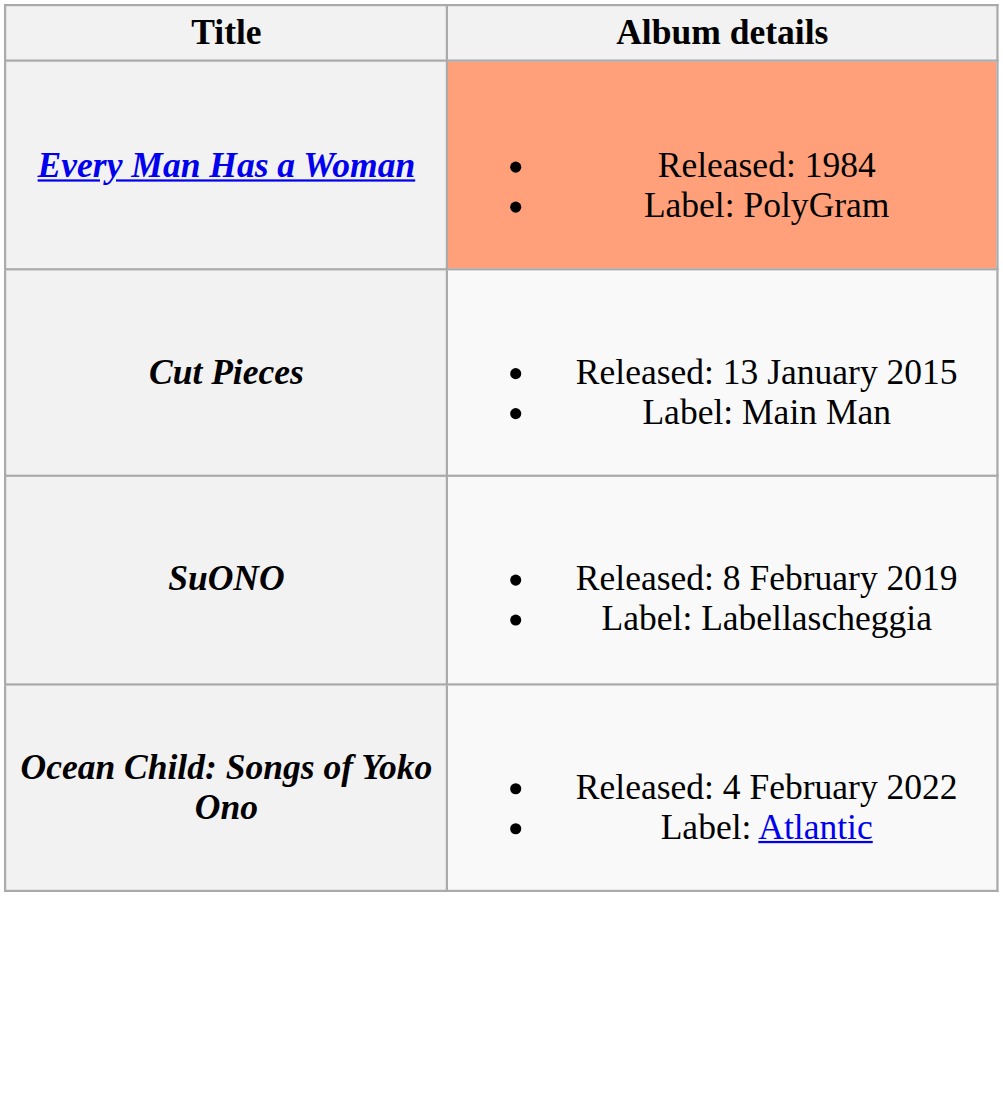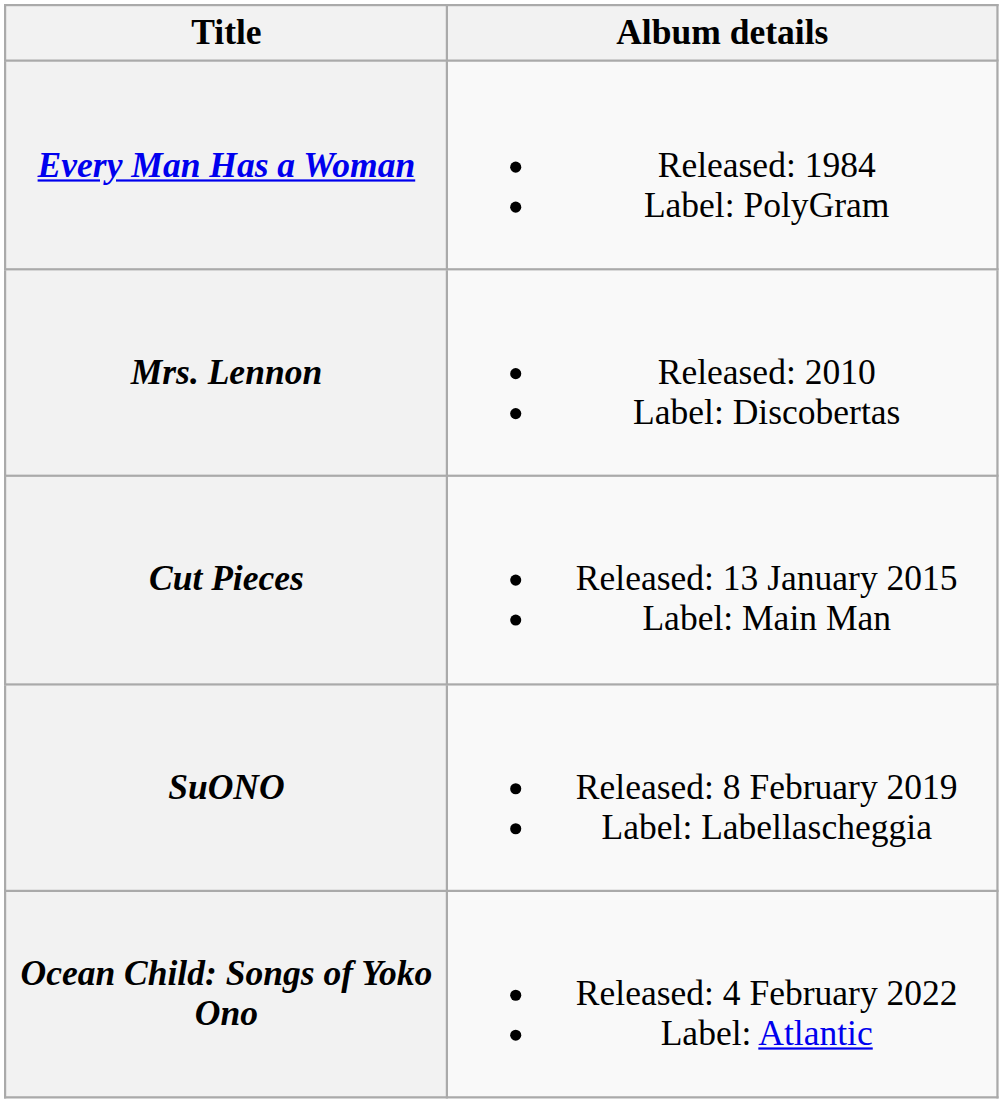(722, 185) lightsalmon background -> (722, 185) no background
+ row: (226, 371)
